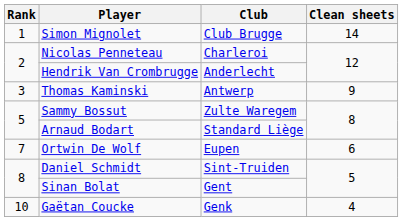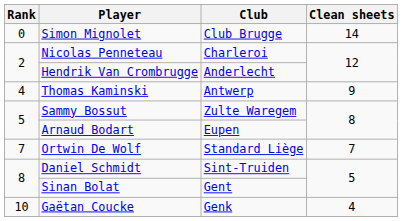(22, 33) 1 -> (22, 33) 0
(22, 91) 3 -> (22, 91) 4
(254, 130) Standard Liège -> (222, 130) Eupen
(222, 149) Eupen -> (254, 149) Standard Liège
(352, 149) 6 -> (352, 149) 7
